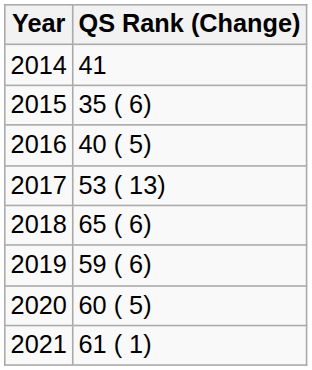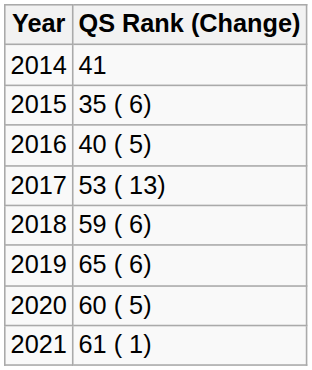(115, 225) 65 ( 6) -> (115, 225) 59 ( 6)
(115, 265) 59 ( 6) -> (115, 265) 65 ( 6)
